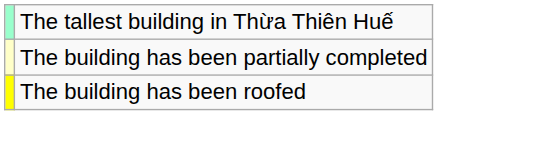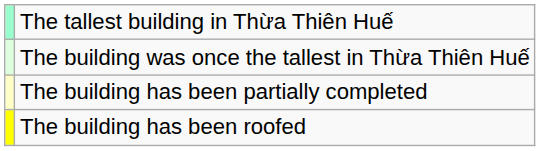+ row: (275, 57)
